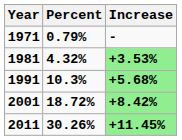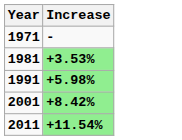- column: (74, 15)
(133, 81) +5.68% -> (70, 81) +5.98%
(137, 125) +11.45% -> (74, 125) +11.54%
